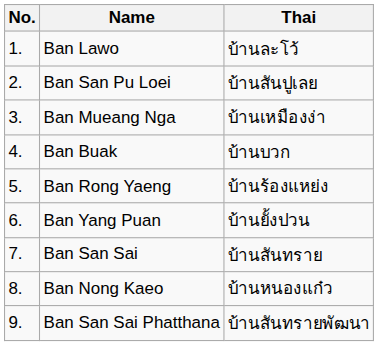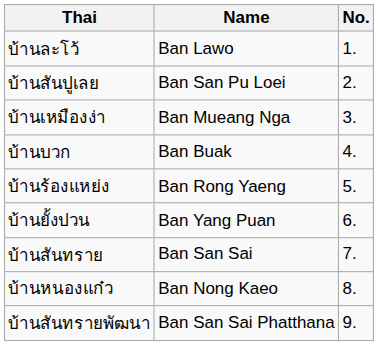columns swapped: (22, 17) <-> (299, 17)
